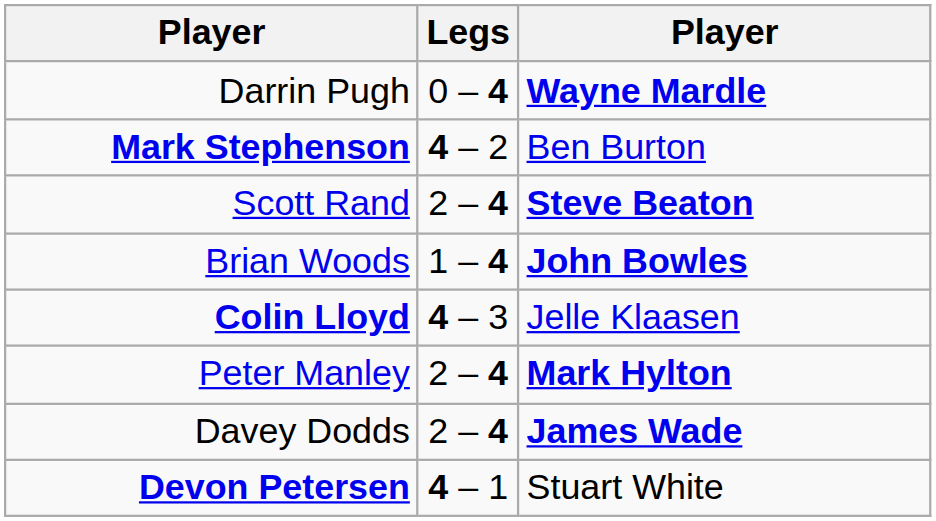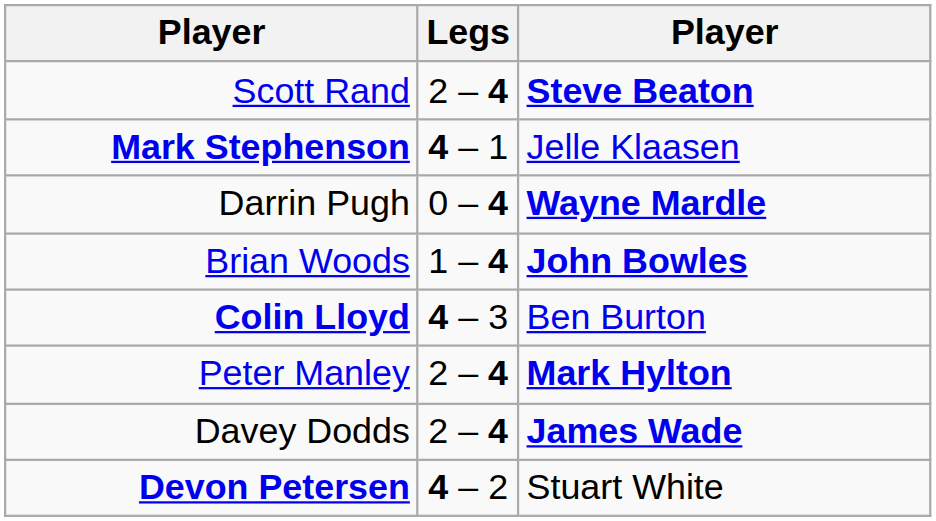rows swapped: (321, 203) <-> (314, 89)
(468, 146) 4 – 2 -> (468, 146) 4 – 1
(616, 146) Ben Burton -> (633, 146) Jelle Klaasen
(633, 317) Jelle Klaasen -> (616, 317) Ben Burton
(468, 487) 4 – 1 -> (468, 487) 4 – 2
